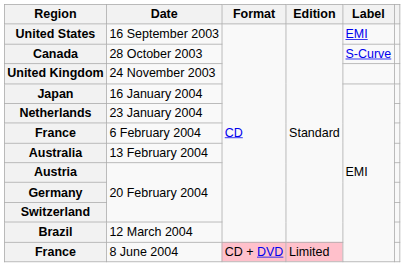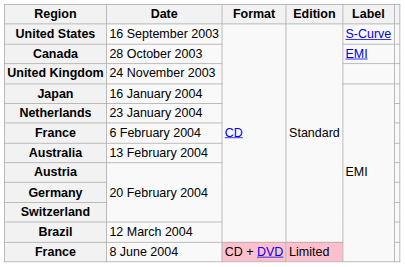(357, 34) EMI -> (368, 34) S-Curve
(368, 53) S-Curve -> (357, 53) EMI
